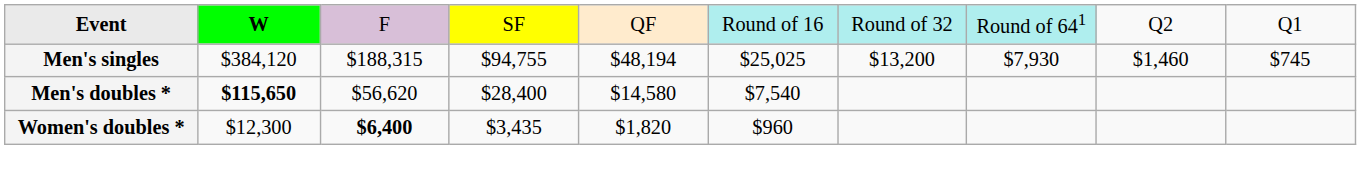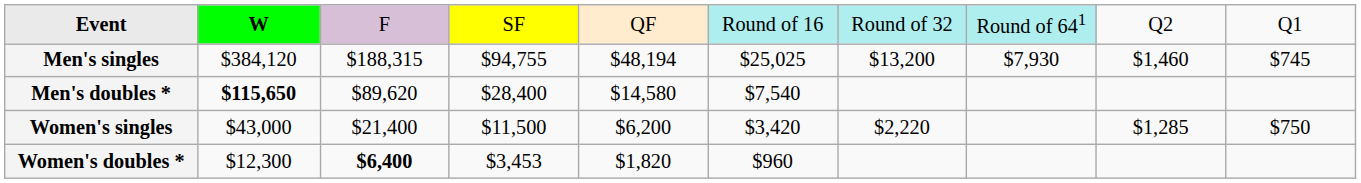(385, 93) $56,620 -> (385, 93) $89,620
+ row: (101, 127)
(514, 127) $3,435 -> (514, 160) $3,453
